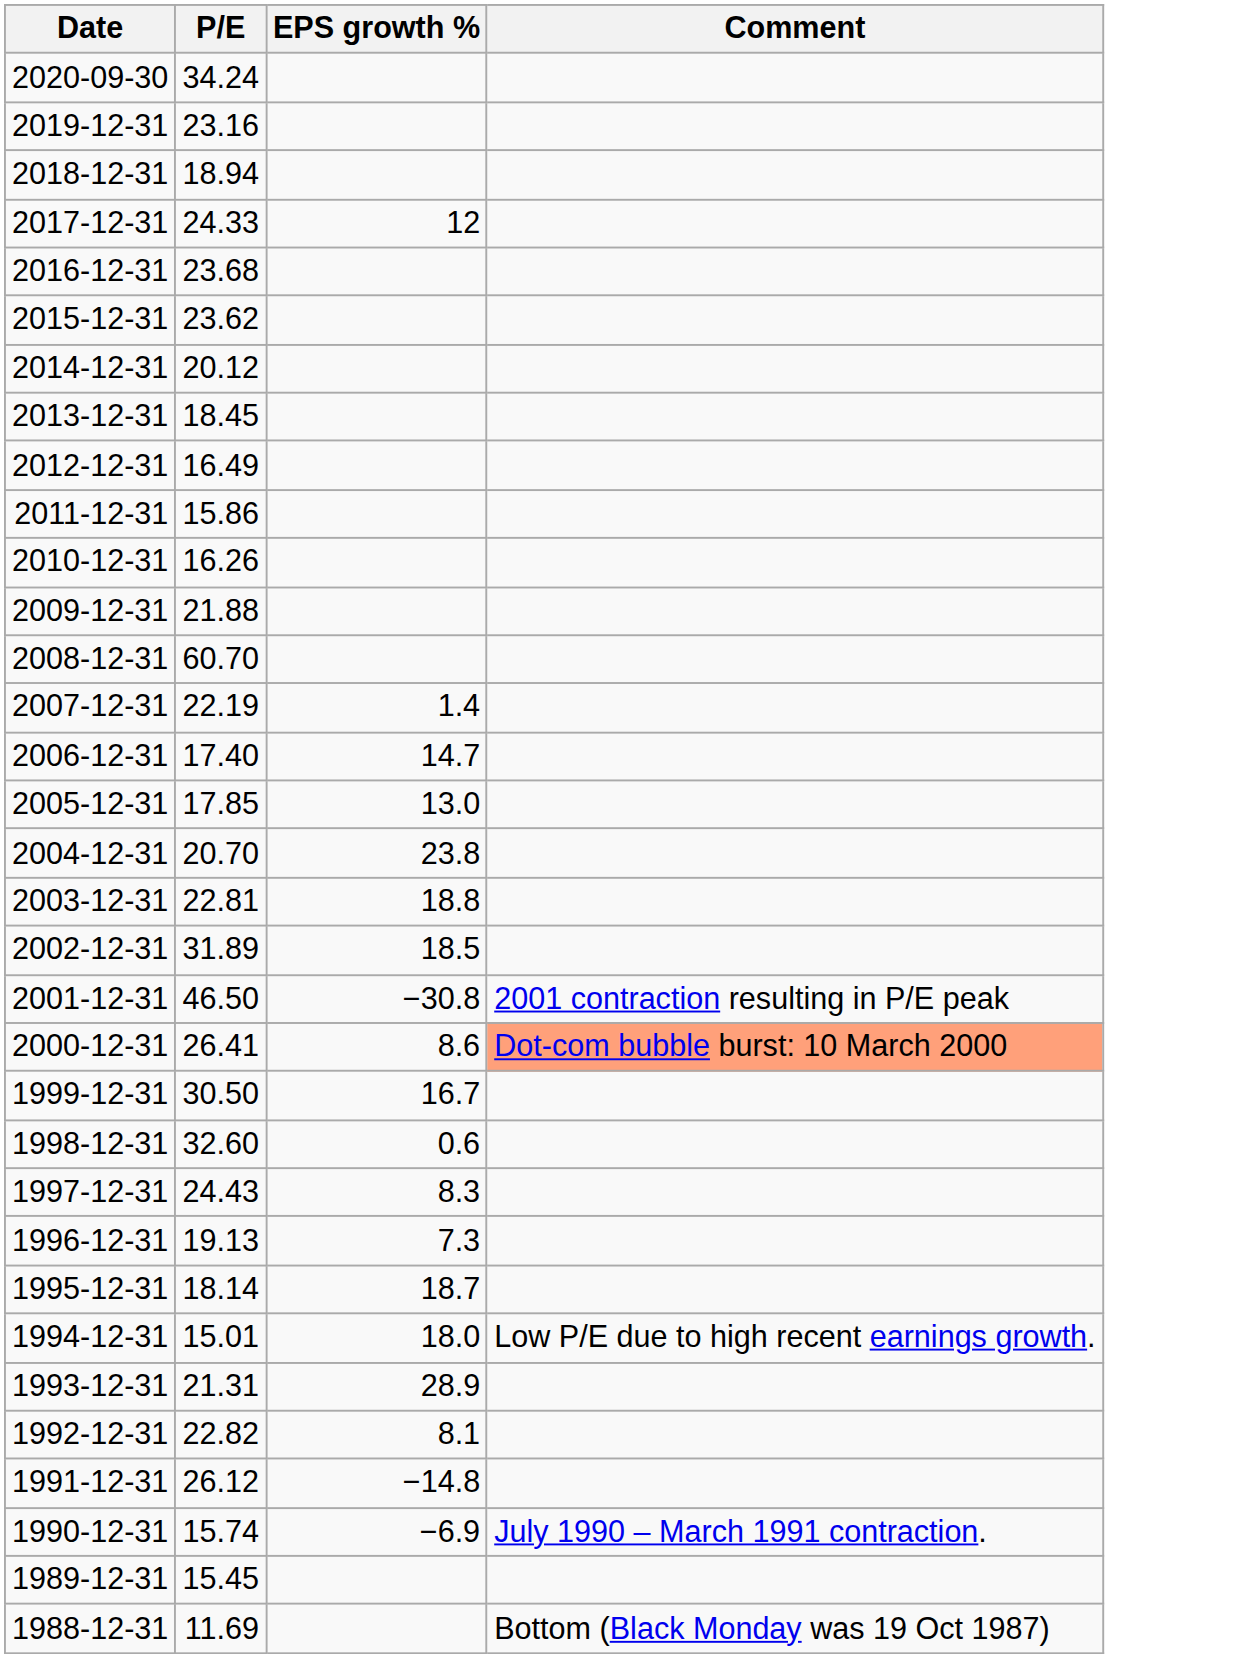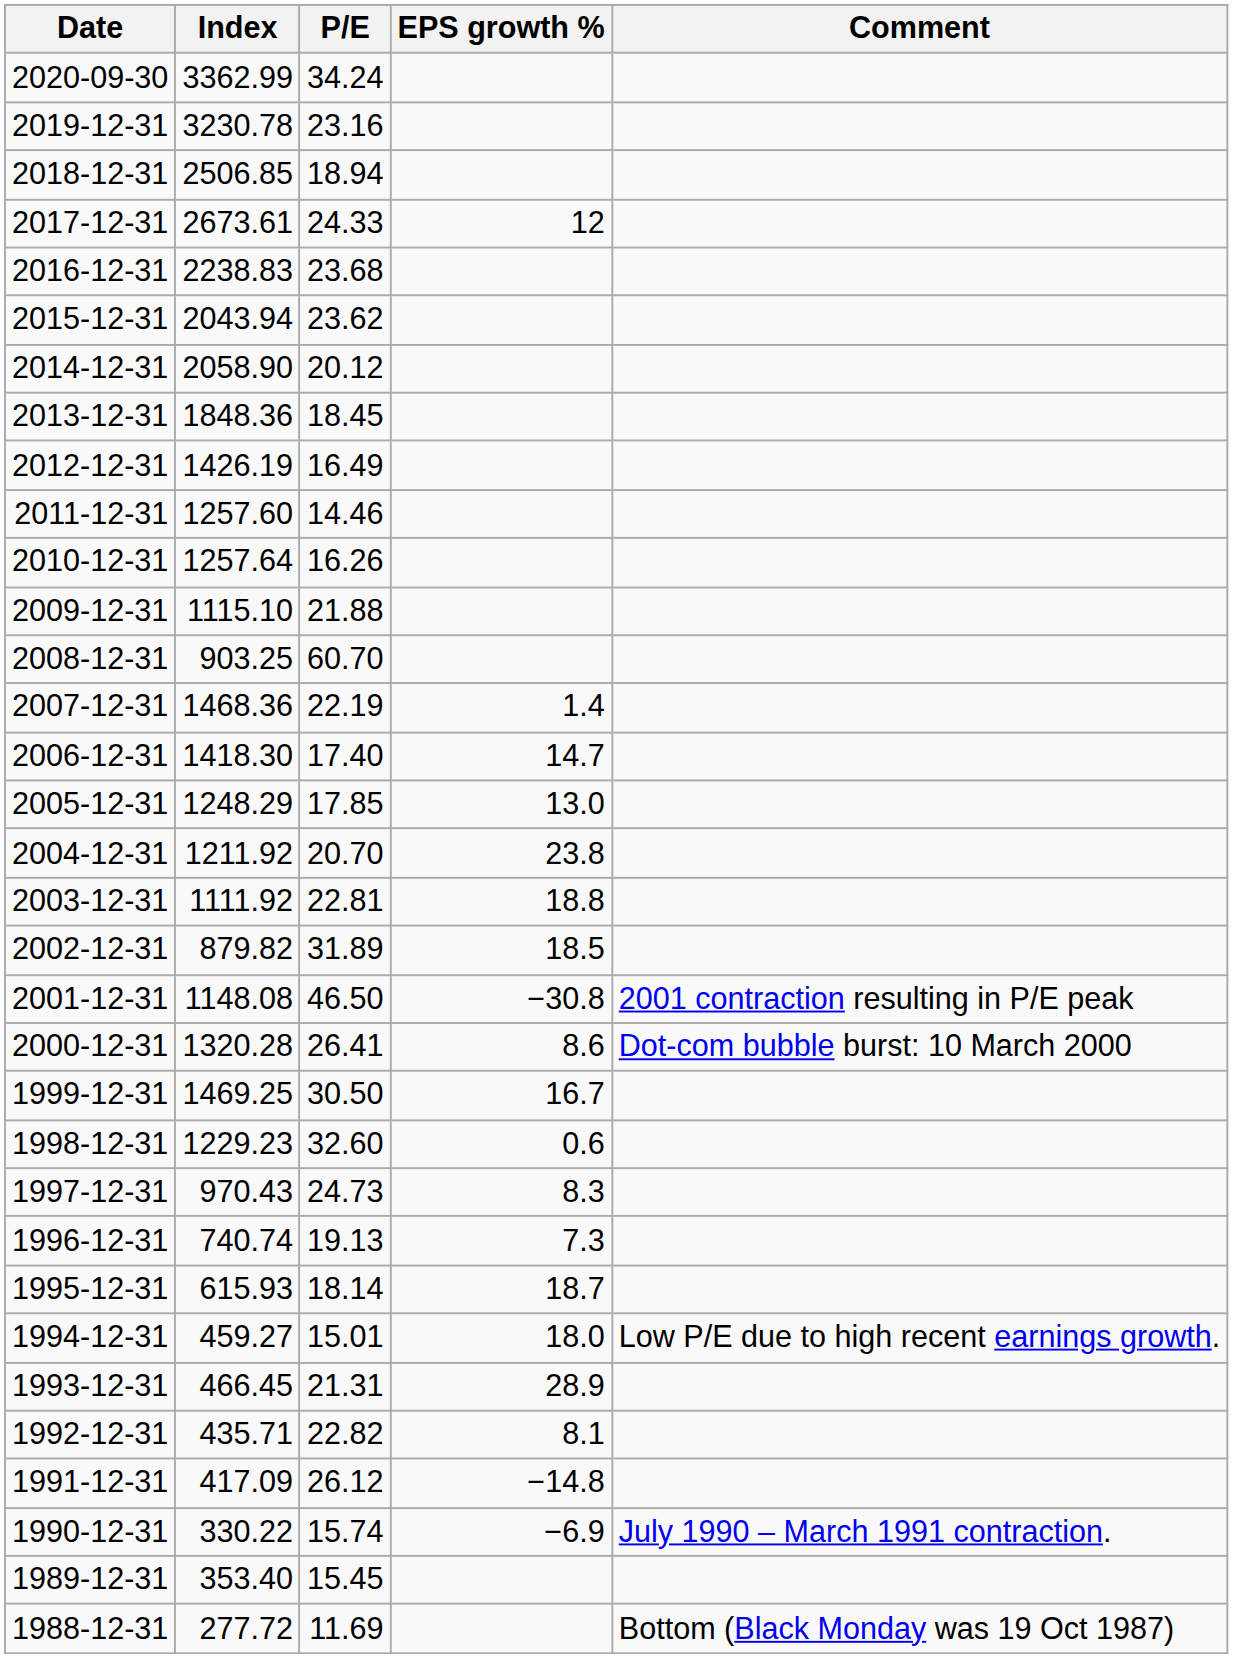+ column: (238, 28)
(221, 513) 15.86 -> (345, 513) 14.46
(751, 1046) lightsalmon background -> (875, 1046) no background
(221, 1191) 24.43 -> (345, 1191) 24.73
